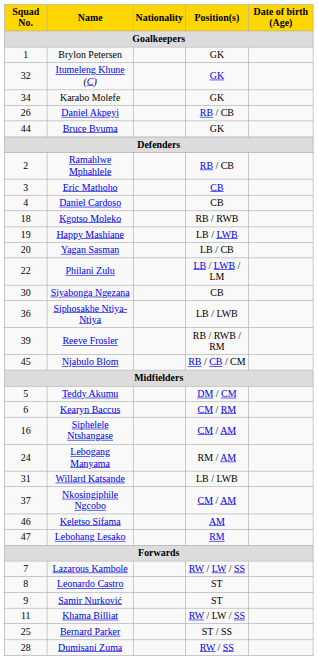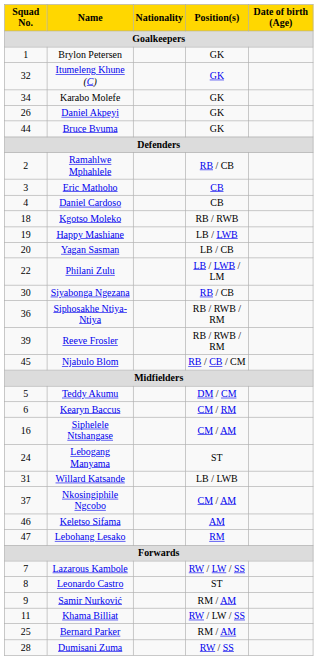(217, 113) RB / CB -> (217, 113) GK
(217, 292) CB -> (217, 292) RB / CB
(217, 314) LB / LWB -> (217, 314) RB / RWB / RM
(217, 457) RM / AM -> (217, 457) ST
(217, 600) ST -> (217, 600) RM / AM
(217, 631) ST / SS -> (217, 631) RM / AM
